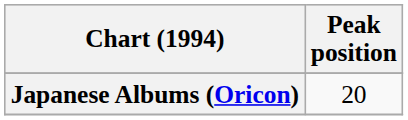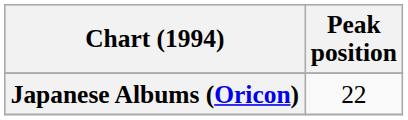(354, 93) 20 -> (354, 93) 22
